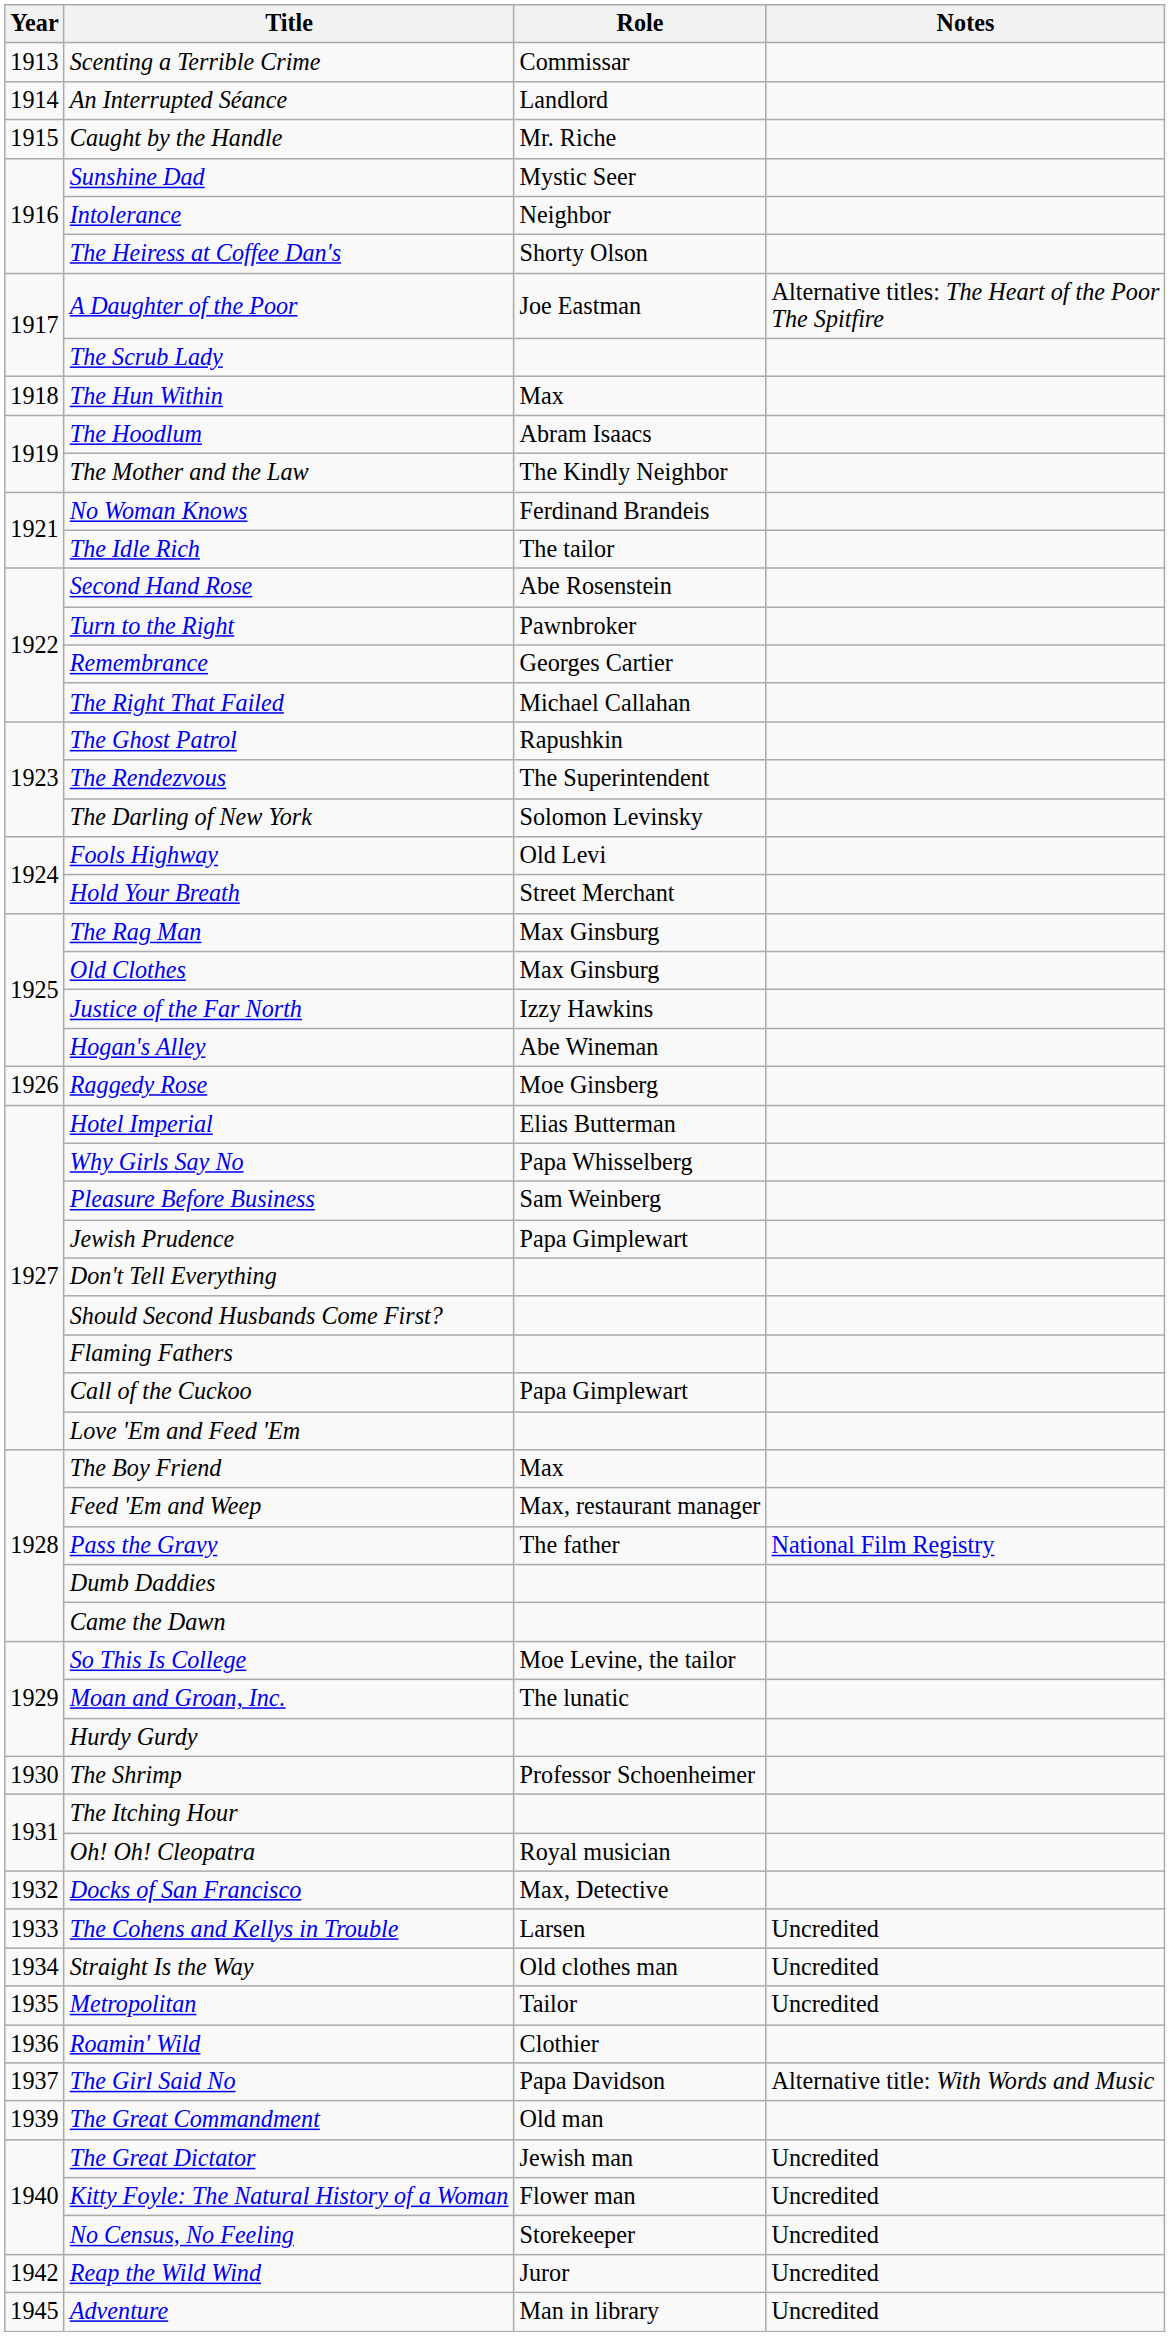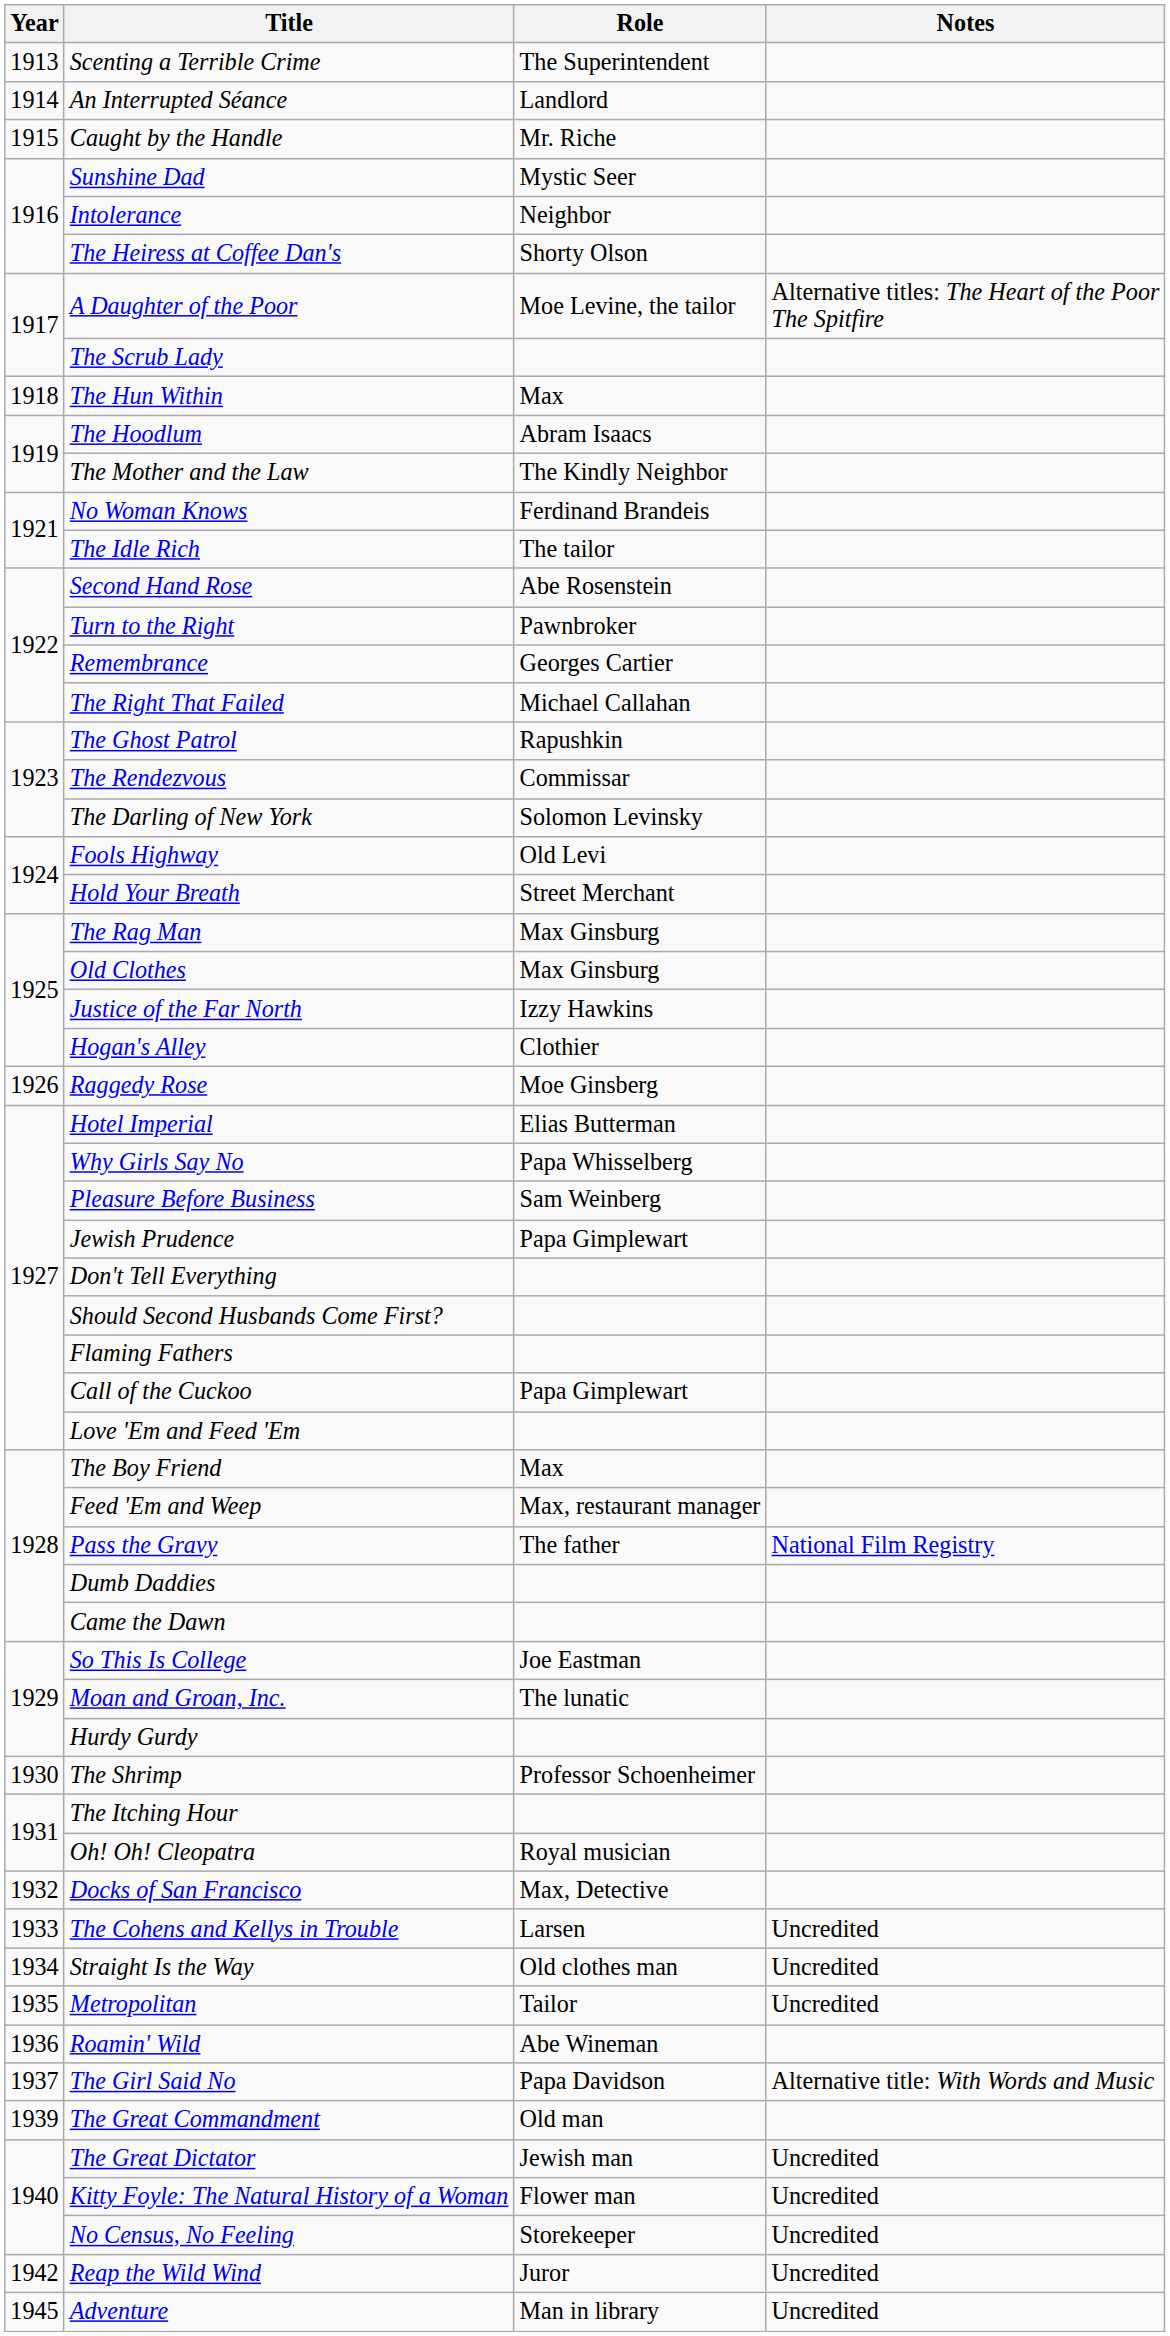(575, 61) Commissar -> (615, 61) The Superintendent
(580, 305) Joe Eastman -> (628, 305) Moe Levine, the tailor
(615, 778) The Superintendent -> (575, 778) Commissar
(589, 1047) Abe Wineman -> (559, 1047) Clothier
(628, 1660) Moe Levine, the tailor -> (580, 1660) Joe Eastman
(559, 2043) Clothier -> (589, 2043) Abe Wineman
